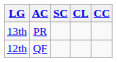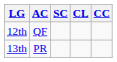rows swapped: (17, 48) <-> (17, 31)
